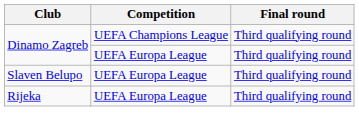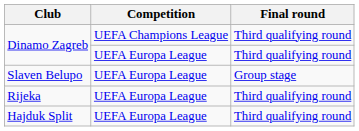(293, 75) Third qualifying round -> (265, 75) Group stage
+ row: (40, 116)
